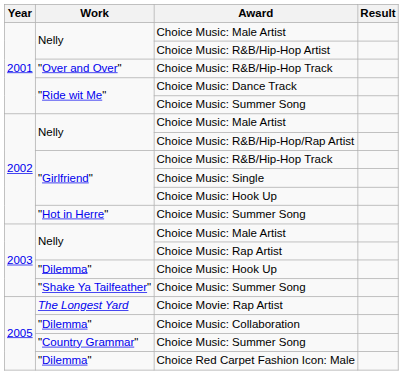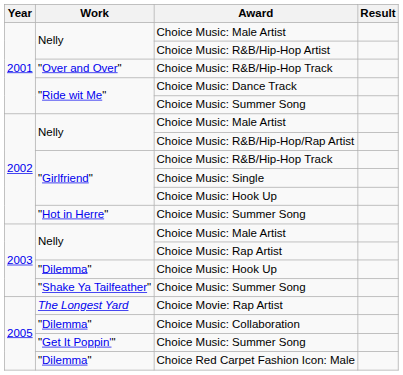(88, 342) "Country Grammar" -> (77, 342) "Get It Poppin'"
